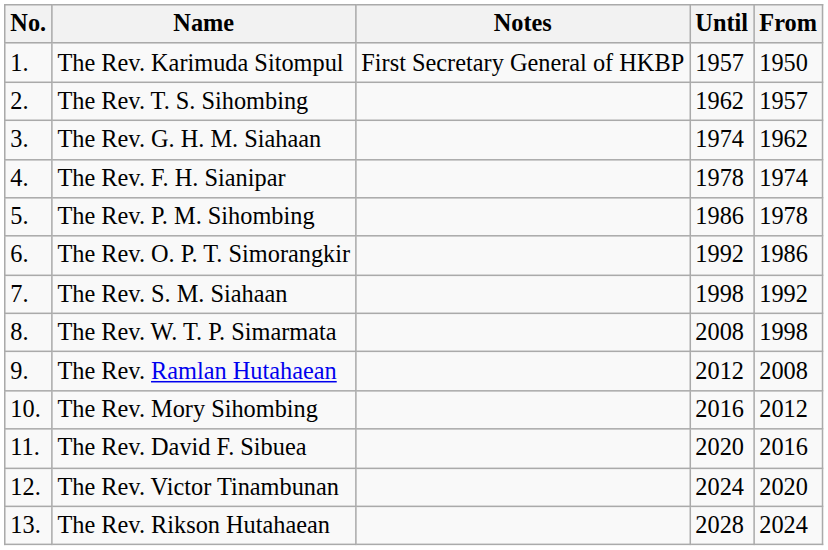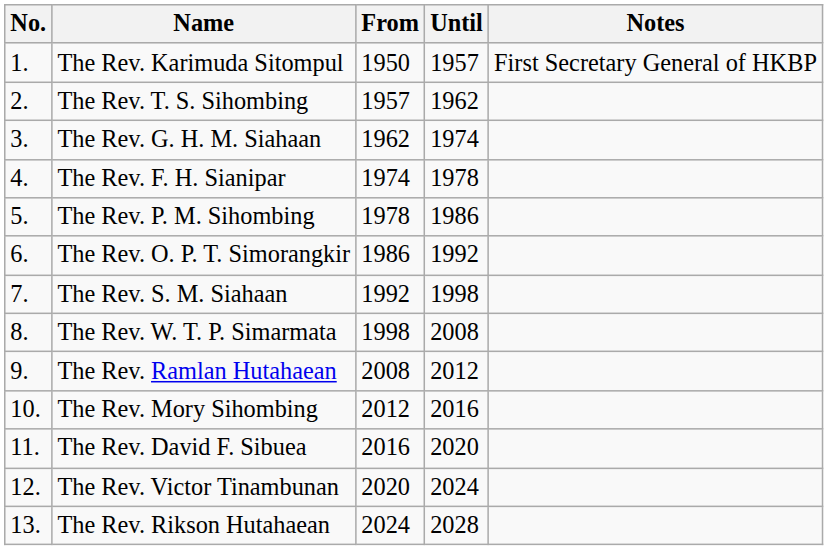columns swapped: (788, 23) <-> (523, 23)
